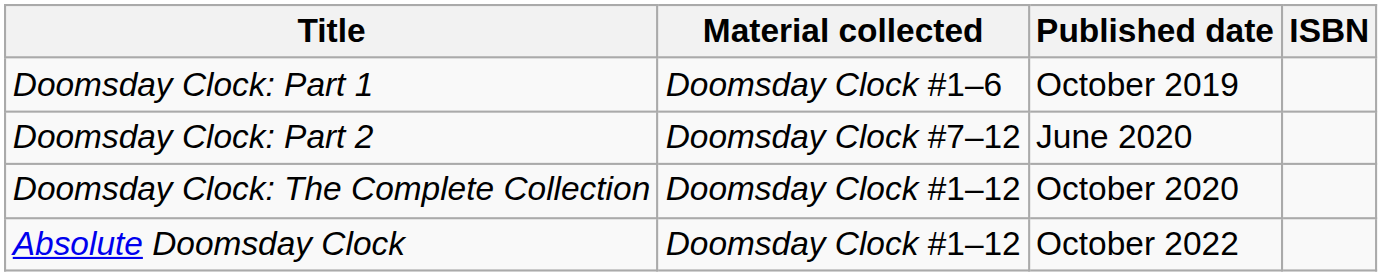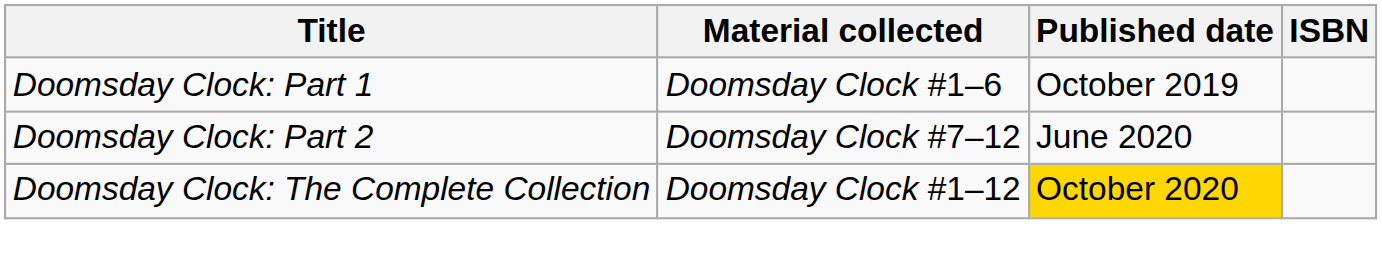(1137, 190) no background -> (1137, 190) gold background
- row: (209, 243)
